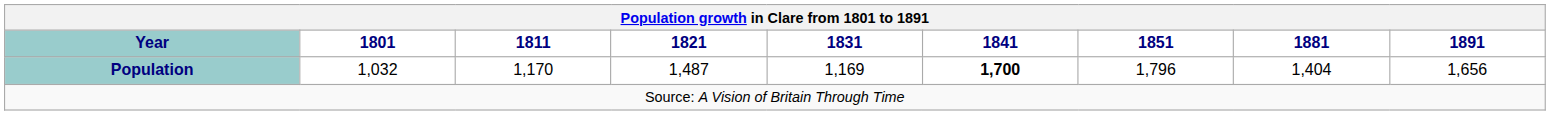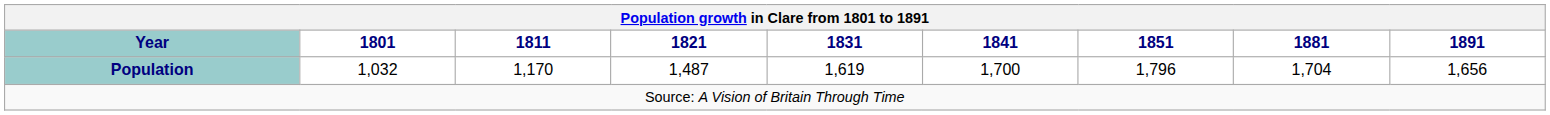(845, 70) 1,169 -> (845, 70) 1,619
(1000, 70) bold -> (1000, 70) normal
(1312, 70) 1,404 -> (1312, 70) 1,704
